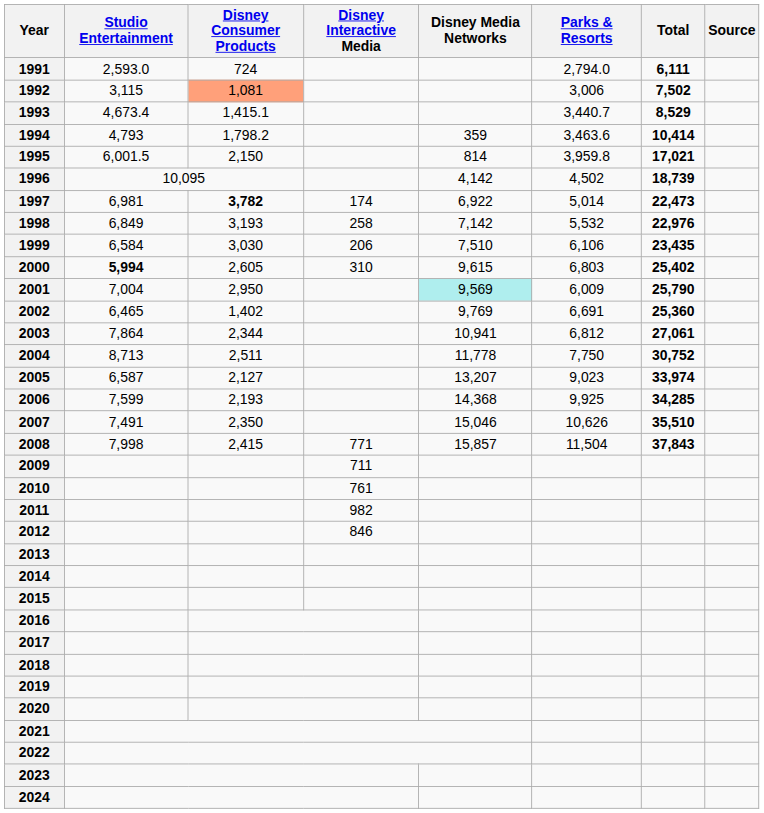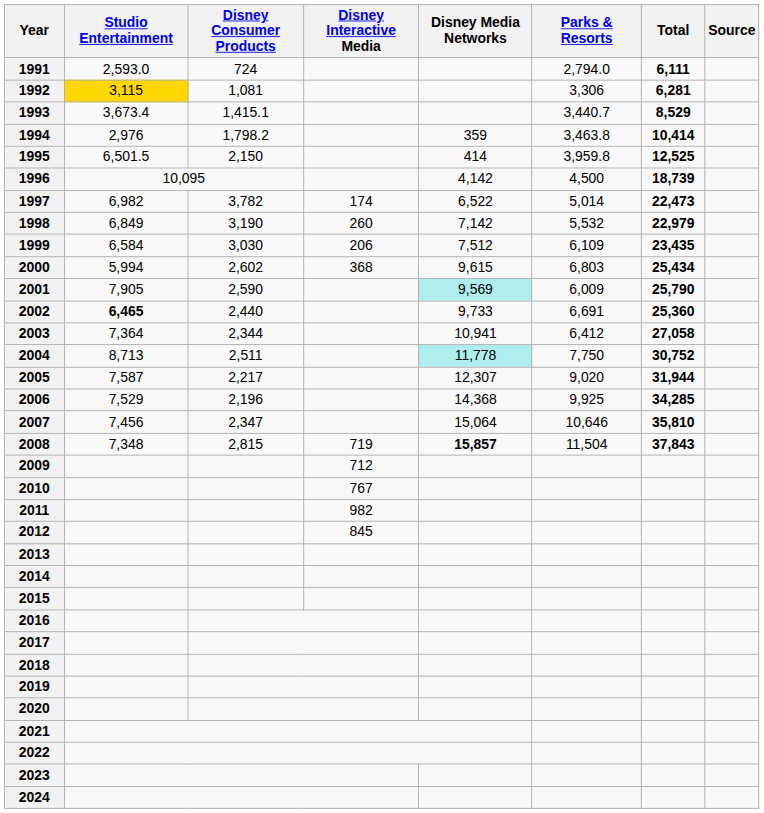(126, 91) no background -> (126, 91) gold background
(246, 91) lightsalmon background -> (246, 91) no background
(587, 91) 3,006 -> (587, 91) 3,306
(673, 91) 7,502 -> (673, 91) 6,281
(126, 113) 4,673.4 -> (126, 113) 3,673.4
(126, 135) 4,793 -> (126, 135) 2,976
(587, 135) 3,463.6 -> (587, 135) 3,463.8
(126, 157) 6,001.5 -> (126, 157) 6,501.5
(475, 157) 814 -> (475, 157) 414
(673, 157) 17,021 -> (673, 157) 12,525
(587, 179) 4,502 -> (587, 179) 4,500
(126, 201) 6,981 -> (126, 201) 6,982
(246, 201) bold -> (246, 201) normal
(475, 201) 6,922 -> (475, 201) 6,522
(246, 223) 3,193 -> (246, 223) 3,190
(361, 223) 258 -> (361, 223) 260
(673, 223) 22,976 -> (673, 223) 22,979
(475, 245) 7,510 -> (475, 245) 7,512
(587, 245) 6,106 -> (587, 245) 6,109
(126, 267) bold -> (126, 267) normal
(246, 267) 2,605 -> (246, 267) 2,602
(361, 267) 310 -> (361, 267) 368
(673, 267) 25,402 -> (673, 267) 25,434
(126, 289) 7,004 -> (126, 289) 7,905
(246, 289) 2,950 -> (246, 289) 2,590
(126, 311) normal -> (126, 311) bold
(246, 311) 1,402 -> (246, 311) 2,440
(475, 311) 9,769 -> (475, 311) 9,733
(126, 333) 7,864 -> (126, 333) 7,364
(587, 333) 6,812 -> (587, 333) 6,412
(673, 333) 27,061 -> (673, 333) 27,058
(475, 355) no background -> (475, 355) paleturquoise background
(126, 378) 6,587 -> (126, 378) 7,587
(246, 378) 2,127 -> (246, 378) 2,217
(475, 378) 13,207 -> (475, 378) 12,307
(587, 378) 9,023 -> (587, 378) 9,020
(673, 378) 33,974 -> (673, 378) 31,944
(126, 400) 7,599 -> (126, 400) 7,529
(246, 400) 2,193 -> (246, 400) 2,196
(126, 422) 7,491 -> (126, 422) 7,456
(246, 422) 2,350 -> (246, 422) 2,347
(475, 422) 15,046 -> (475, 422) 15,064
(587, 422) 10,626 -> (587, 422) 10,646
(673, 422) 35,510 -> (673, 422) 35,810
(126, 444) 7,998 -> (126, 444) 7,348
(246, 444) 2,415 -> (246, 444) 2,815
(361, 444) 771 -> (361, 444) 719
(475, 444) normal -> (475, 444) bold
(361, 466) 711 -> (361, 466) 712
(361, 488) 761 -> (361, 488) 767
(361, 532) 846 -> (361, 532) 845
